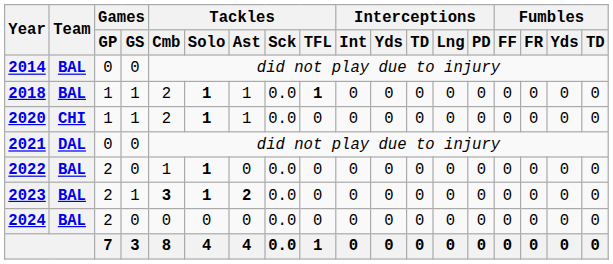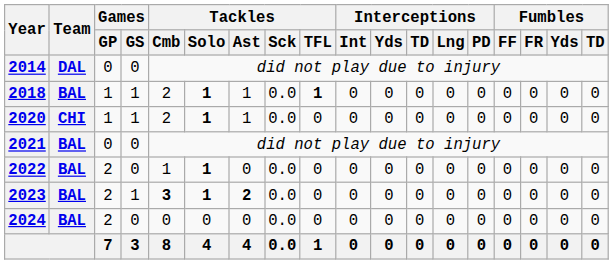(72, 68) BAL -> (72, 68) DAL
(72, 144) DAL -> (72, 144) BAL
